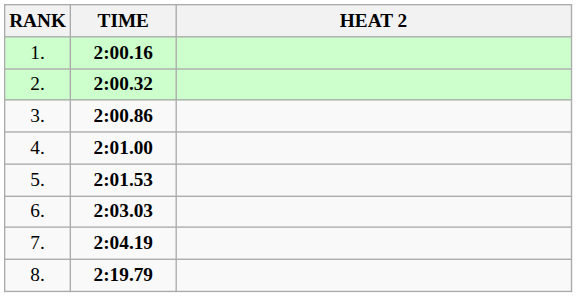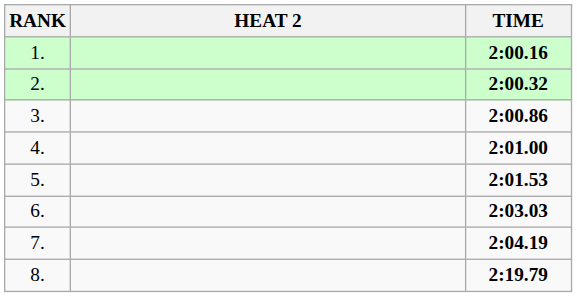columns swapped: (374, 20) <-> (123, 20)
